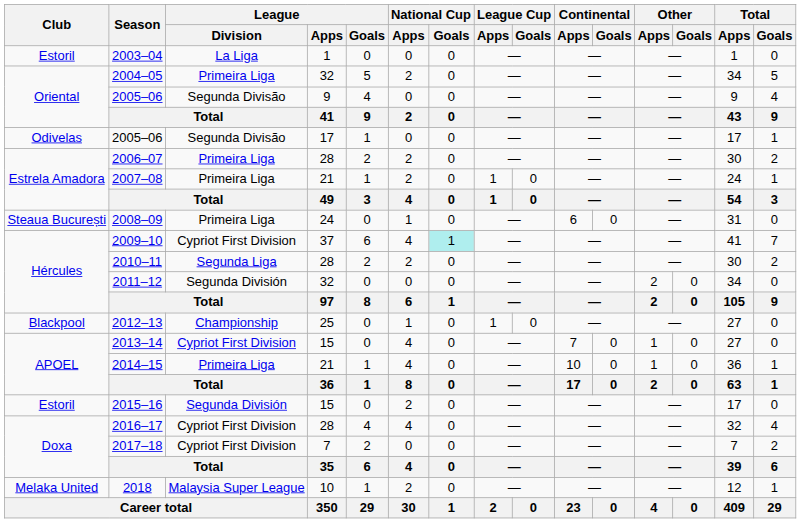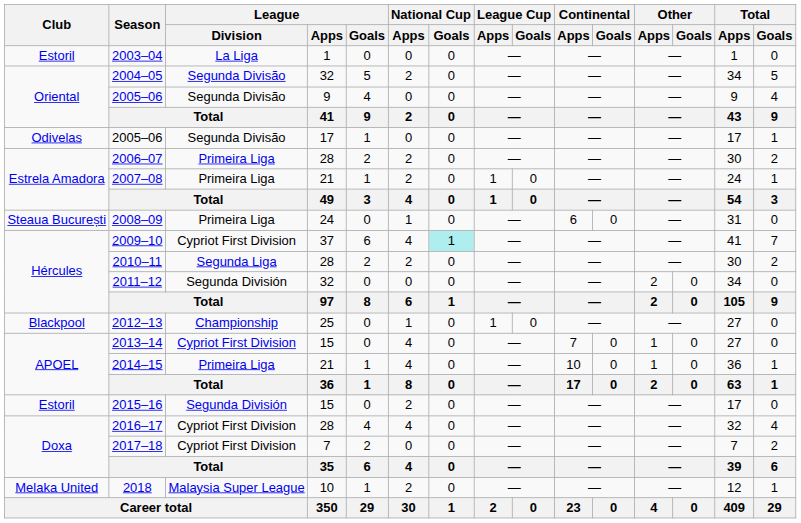(237, 76) Primeira Liga -> (237, 76) Segunda Divisão
